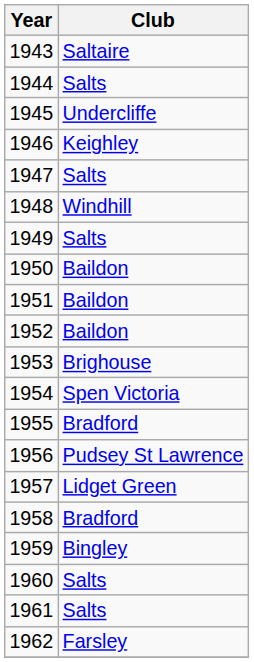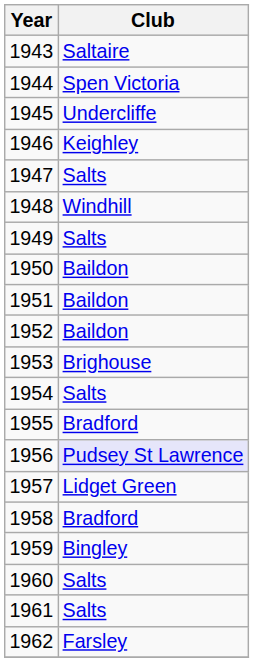(85, 82) Salts -> (121, 82) Spen Victoria
(121, 393) Spen Victoria -> (85, 393) Salts
(153, 455) no background -> (153, 455) lavender background
